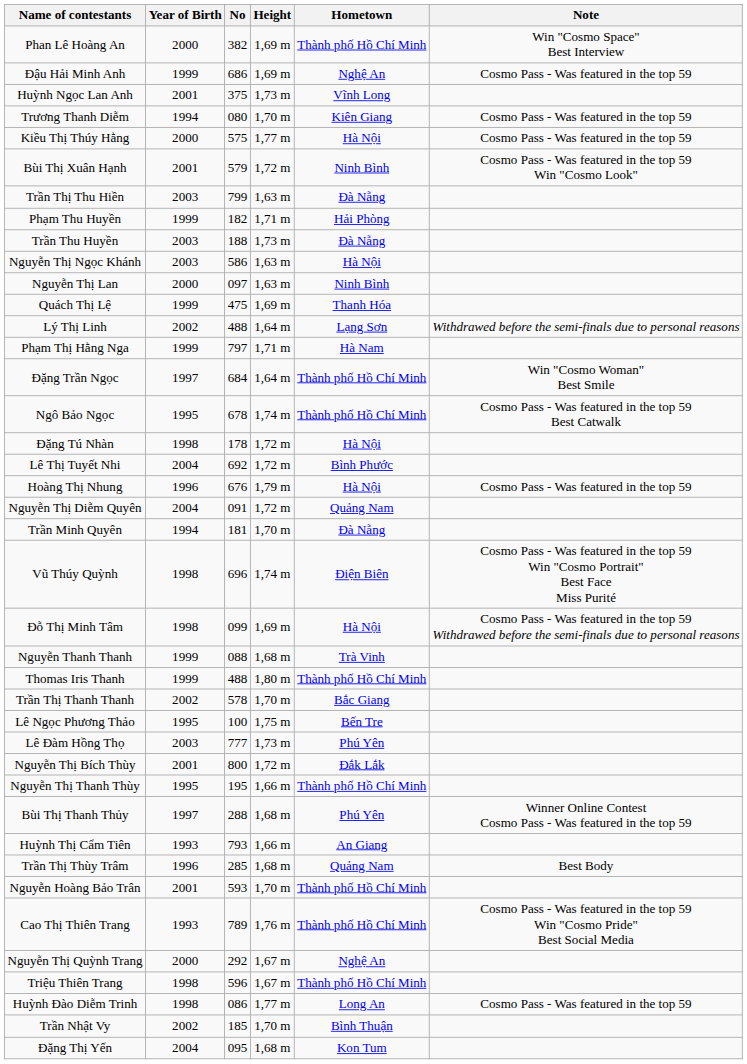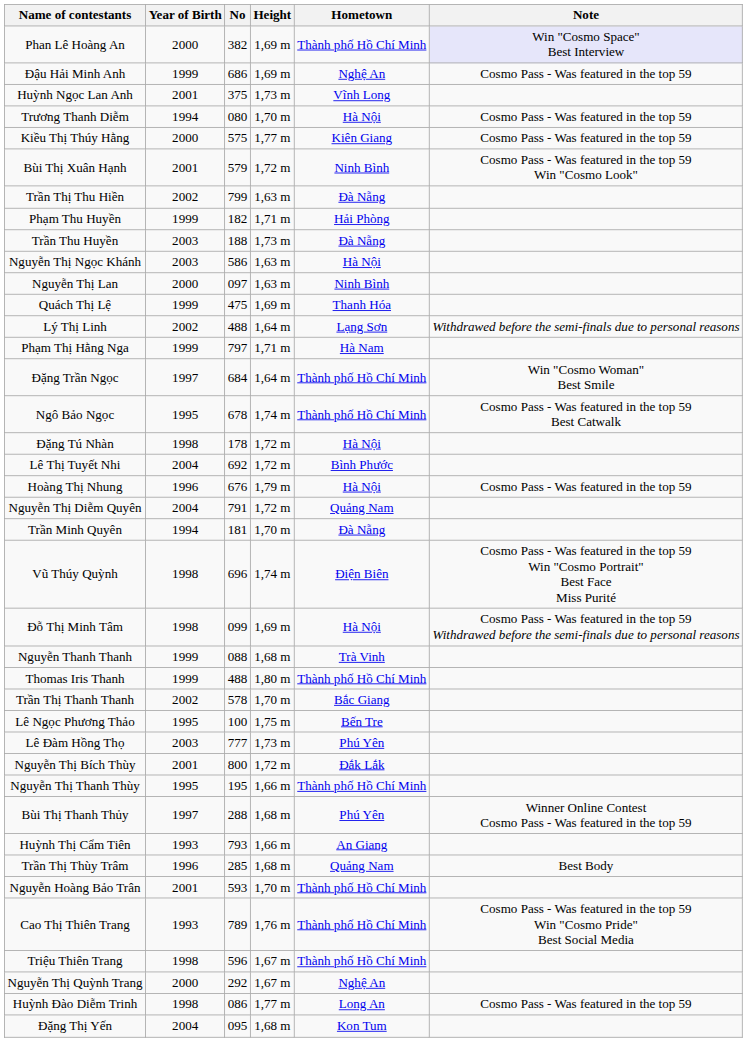(586, 44) no background -> (586, 44) lavender background
(362, 117) Kiên Giang -> (362, 117) Hà Nội
(362, 138) Hà Nội -> (362, 138) Kiên Giang
(185, 197) 2003 -> (185, 197) 2002
(238, 508) 091 -> (238, 508) 791
rows swapped: (75, 983) <-> (75, 961)
- row: (75, 1026)
